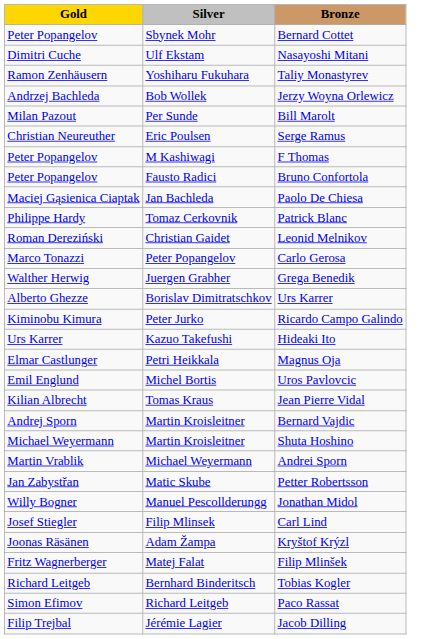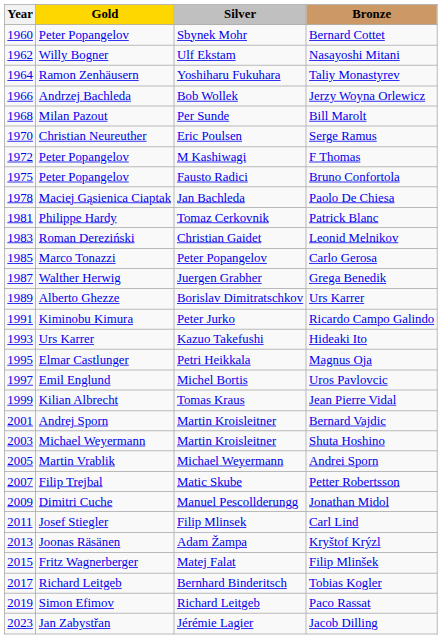+ column: (20, 14)
(44, 55) Dimitri Cuche -> (74, 55) Willy Bogner
(43, 481) Jan Zabystřan -> (71, 481) Filip Trejbal
(42, 501) Willy Bogner -> (76, 501) Dimitri Cuche
(39, 623) Filip Trejbal -> (75, 623) Jan Zabystřan
